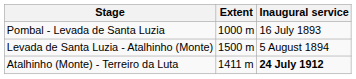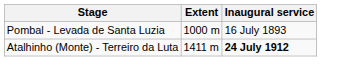- row: (110, 47)
